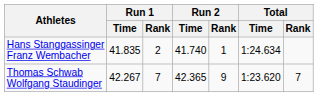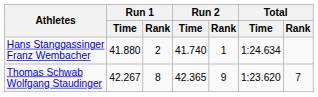(125, 51) 41.835 -> (125, 51) 41.880
(158, 78) 7 -> (158, 78) 8
